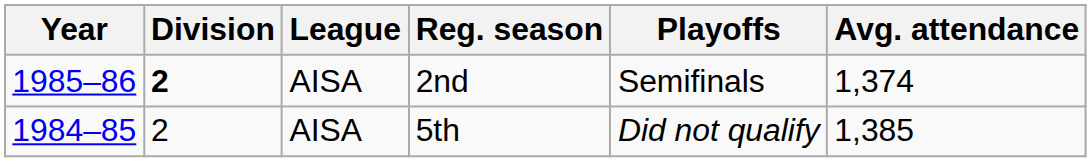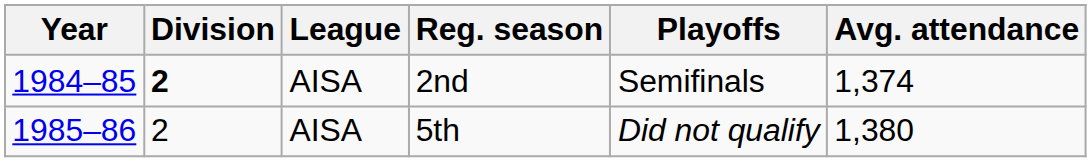(74, 80) 1985–86 -> (74, 80) 1984–85
(74, 130) 1984–85 -> (74, 130) 1985–86
(874, 130) 1,385 -> (874, 130) 1,380
